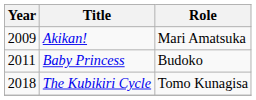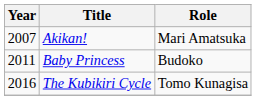(22, 38) 2009 -> (22, 38) 2007
(22, 83) 2018 -> (22, 83) 2016
